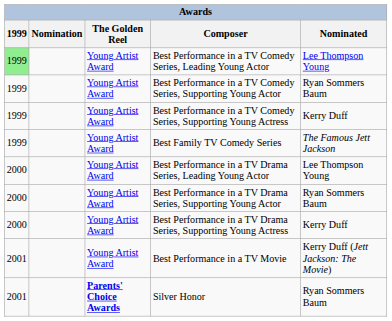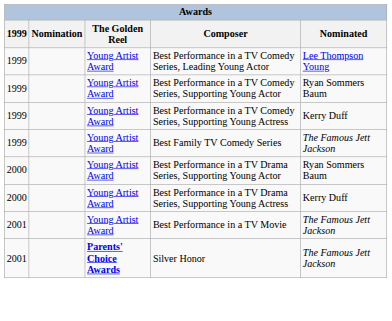(17, 61) lightgreen background -> (17, 61) no background
- row: (220, 170)
(335, 258) Kerry Duff (Jett Jackson: The Movie) -> (336, 225) The Famous Jett Jackson
(334, 297) Ryan Sommers Baum -> (336, 258) The Famous Jett Jackson
